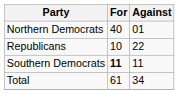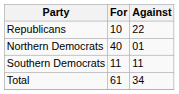rows swapped: (36, 47) <-> (55, 30)
(116, 64) bold -> (116, 64) normal
